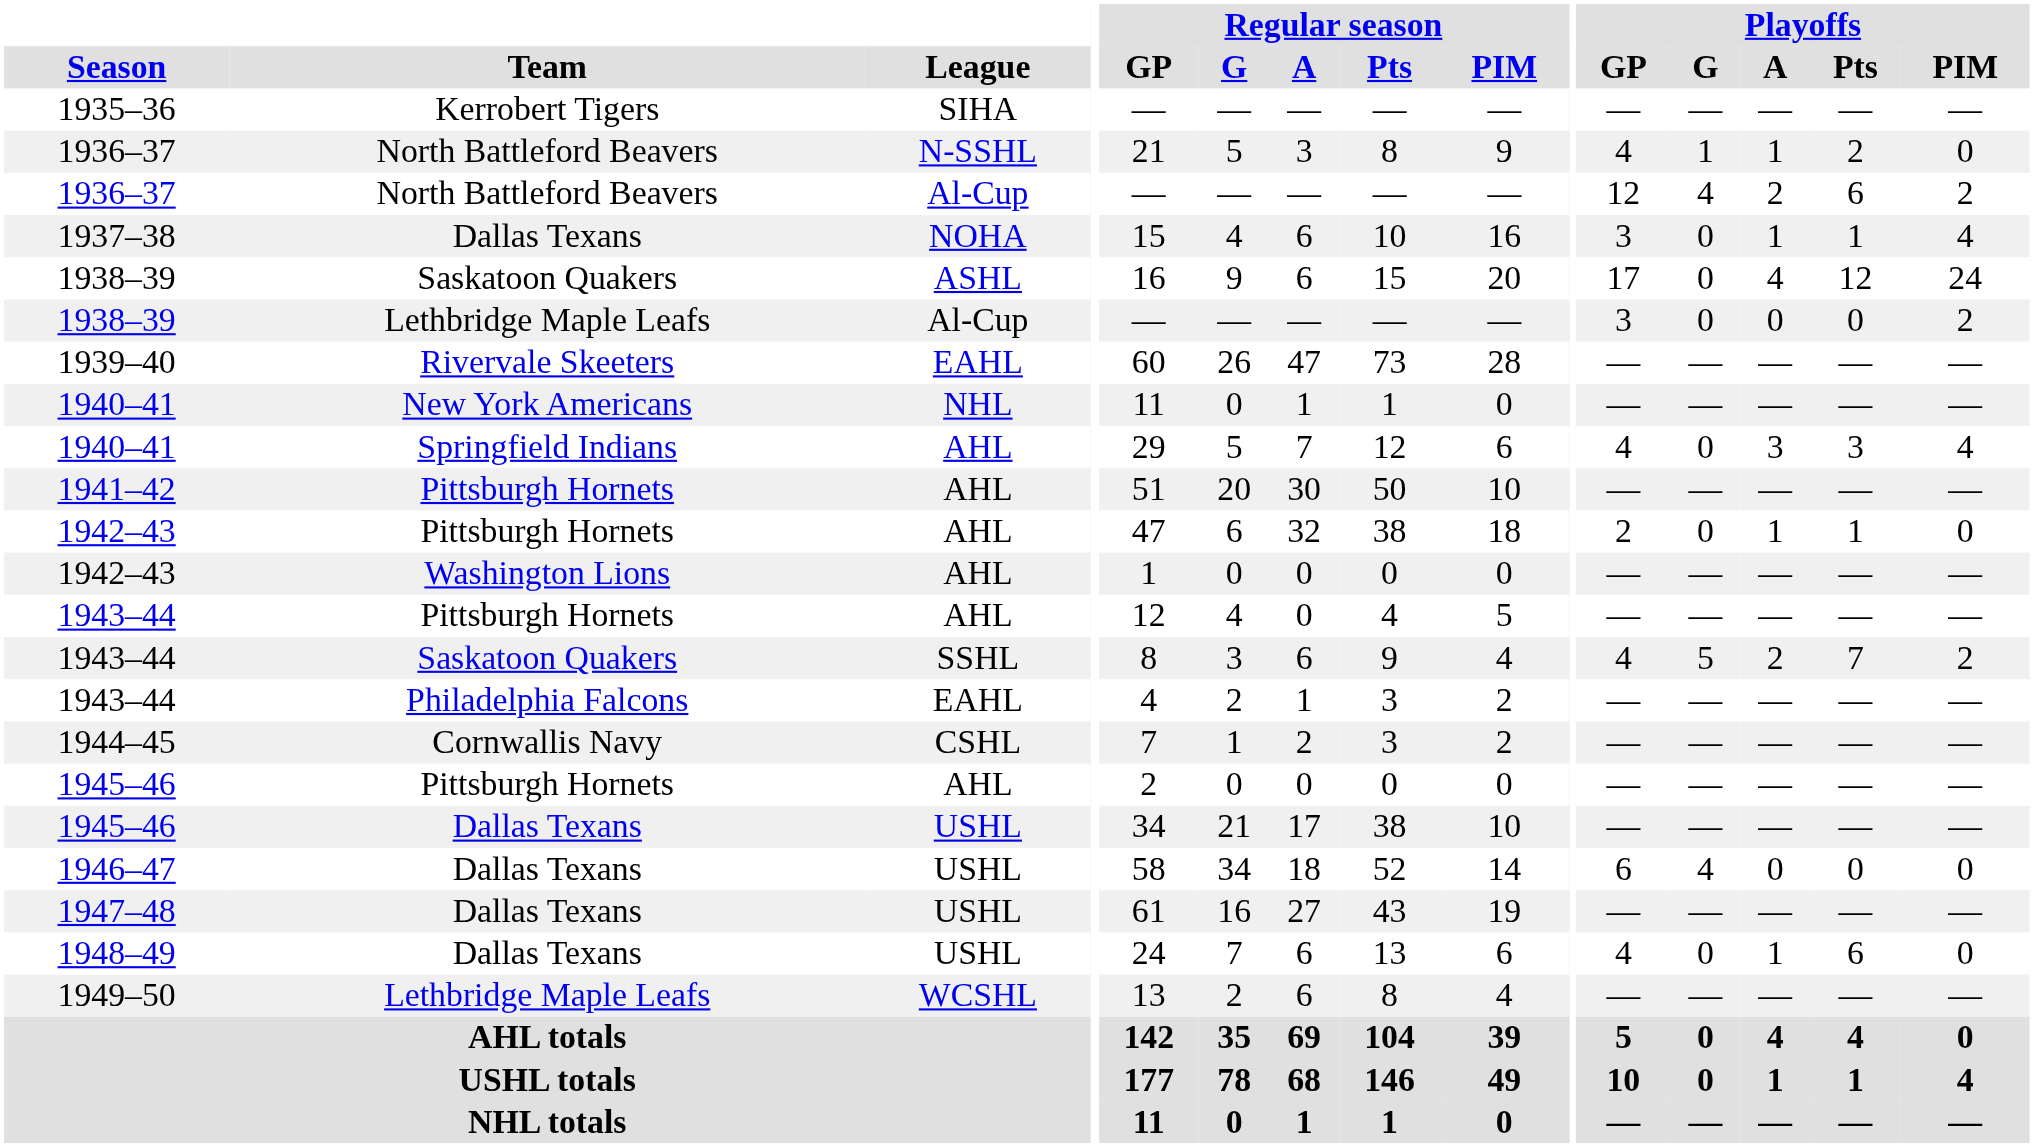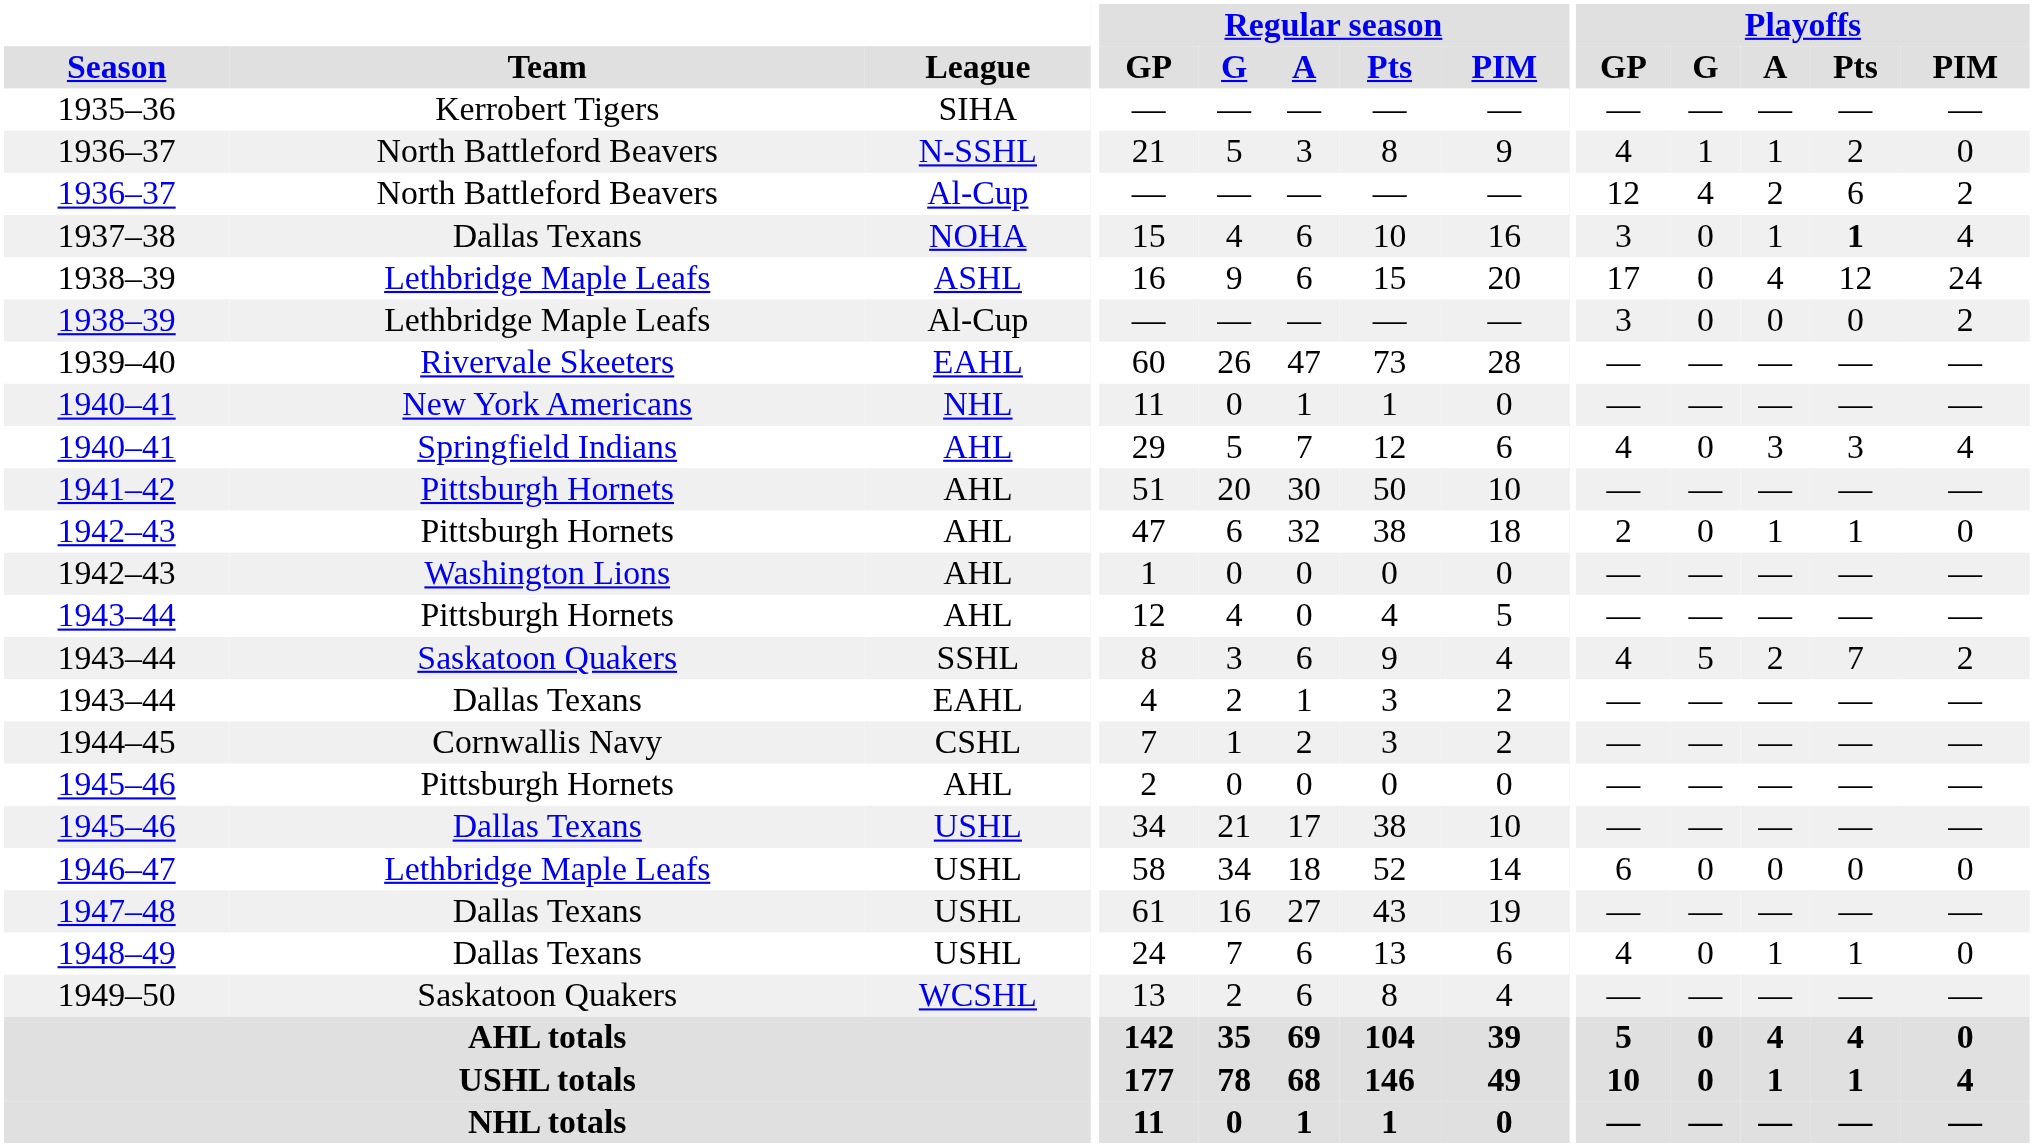(1855, 235) normal -> (1855, 235) bold
(547, 277) Saskatoon Quakers -> (547, 277) Lethbridge Maple Leafs
(547, 699) Philadelphia Falcons -> (547, 699) Dallas Texans
(547, 868) Dallas Texans -> (547, 868) Lethbridge Maple Leafs
(1705, 868) 4 -> (1705, 868) 0
(1855, 952) 6 -> (1855, 952) 1
(547, 995) Lethbridge Maple Leafs -> (547, 995) Saskatoon Quakers
